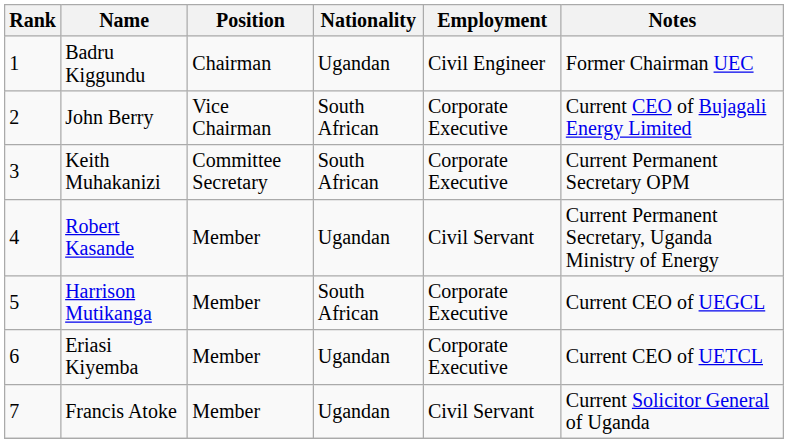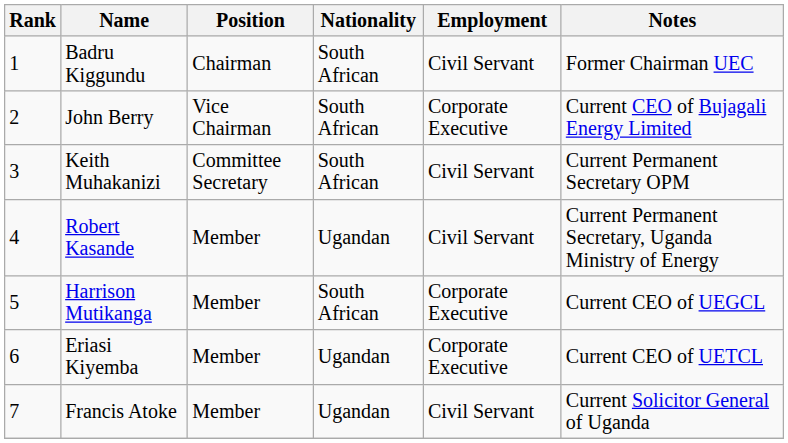(354, 63) Ugandan -> (348, 63) South African
(487, 63) Civil Engineer -> (481, 63) Civil Servant
(468, 171) Corporate Executive -> (481, 171) Civil Servant
